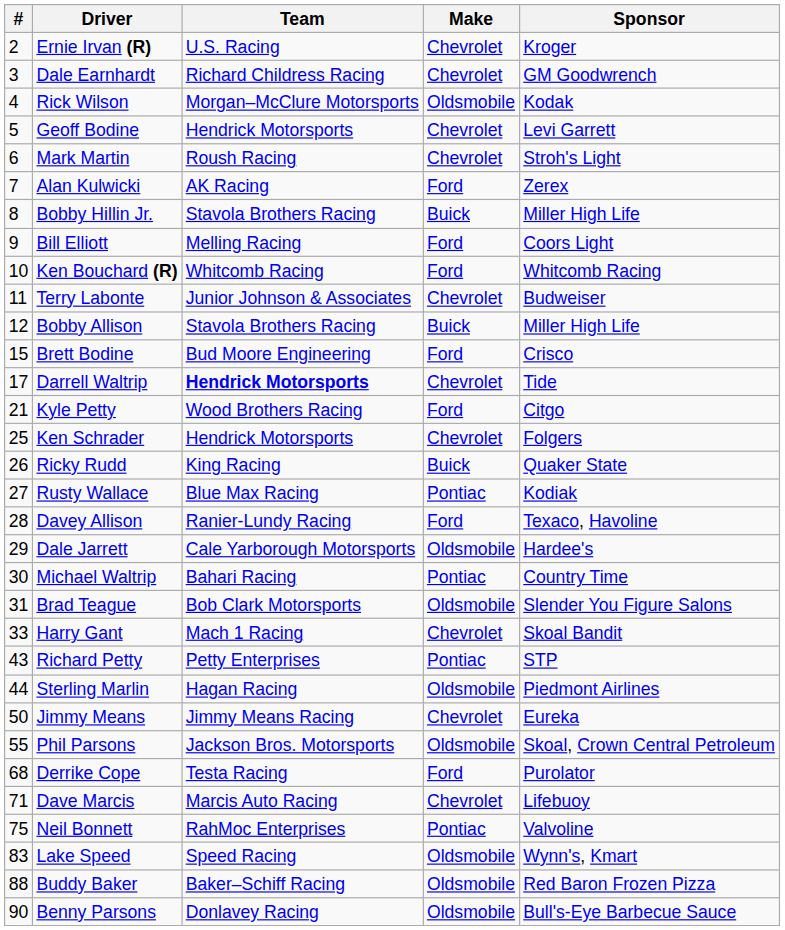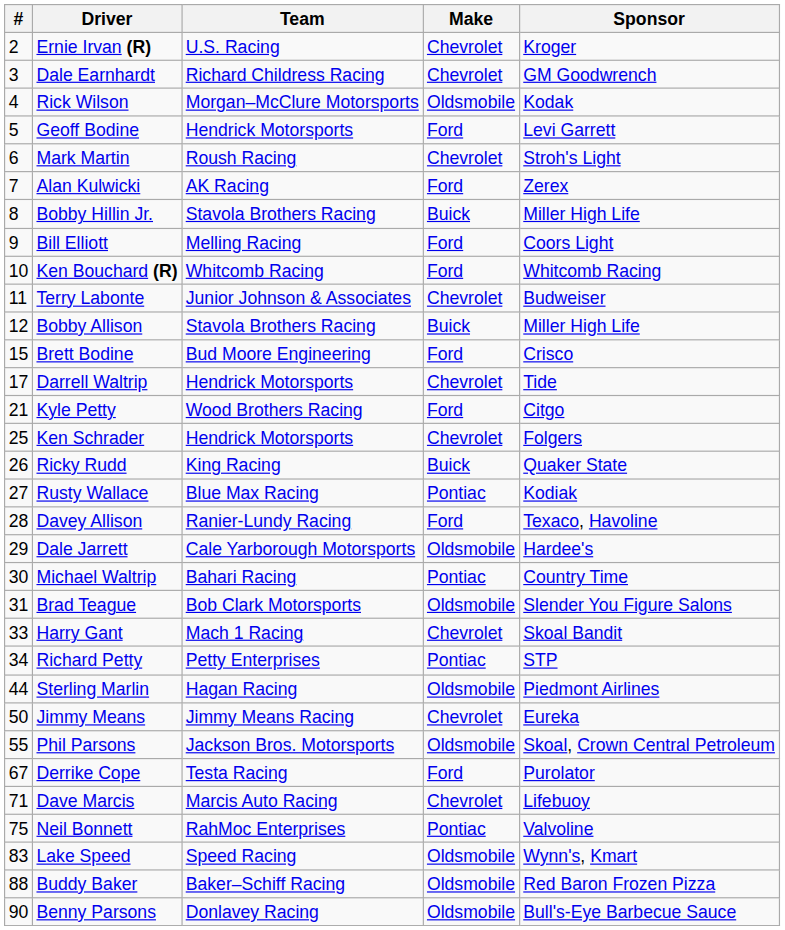(465, 130) Chevrolet -> (445, 130) Ford
(277, 382) bold -> (269, 382) normal
(18, 661) 43 -> (18, 661) 34
(18, 772) 68 -> (18, 772) 67
